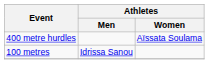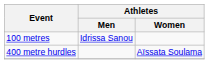rows swapped: (28, 52) <-> (41, 39)
